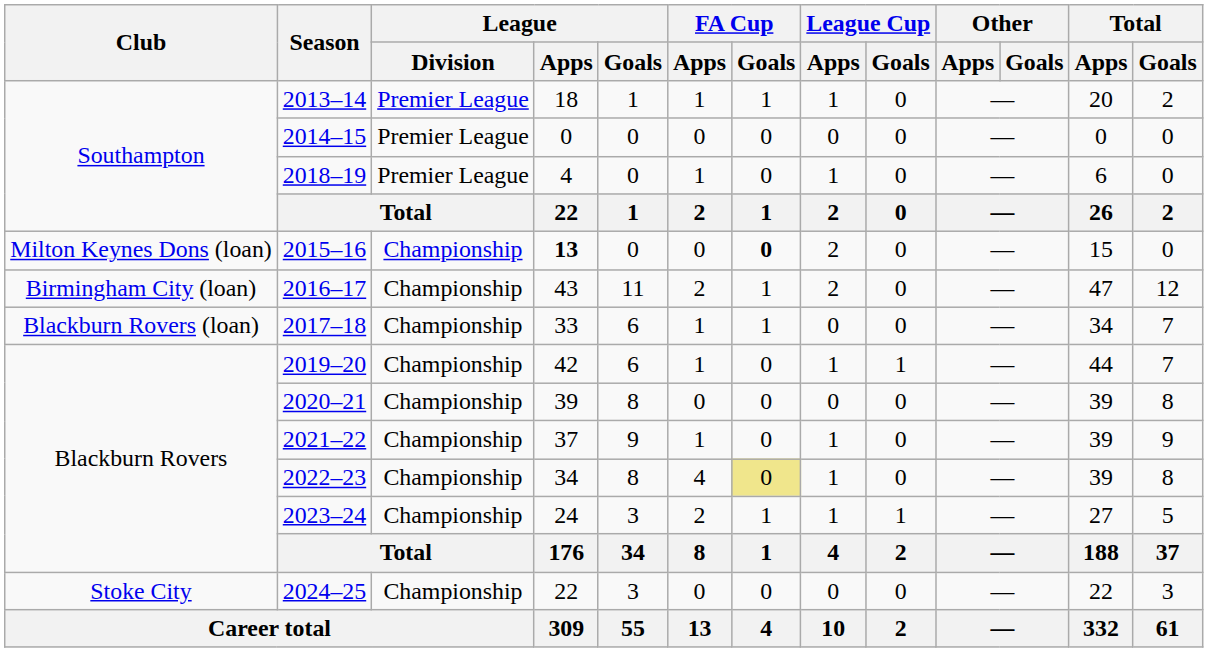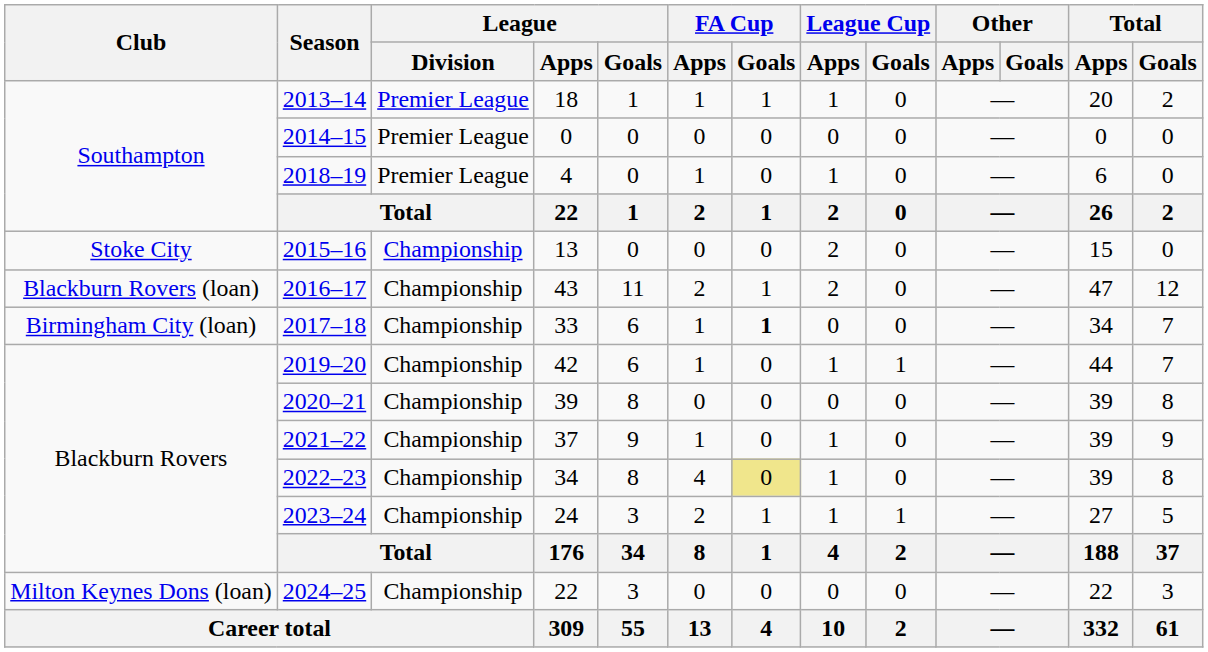(141, 250) Milton Keynes Dons (loan) -> (141, 250) Stoke City
(566, 250) bold -> (566, 250) normal
(766, 250) bold -> (766, 250) normal
(141, 288) Birmingham City (loan) -> (141, 288) Blackburn Rovers (loan)
(141, 325) Blackburn Rovers (loan) -> (141, 325) Birmingham City (loan)
(766, 325) normal -> (766, 325) bold
(141, 590) Stoke City -> (141, 590) Milton Keynes Dons (loan)
